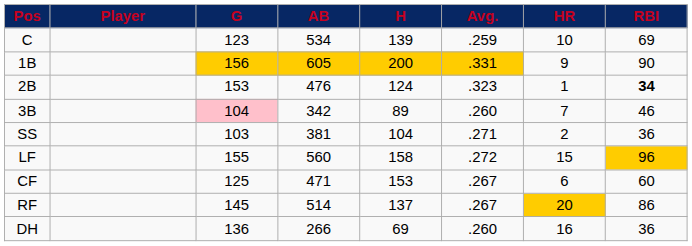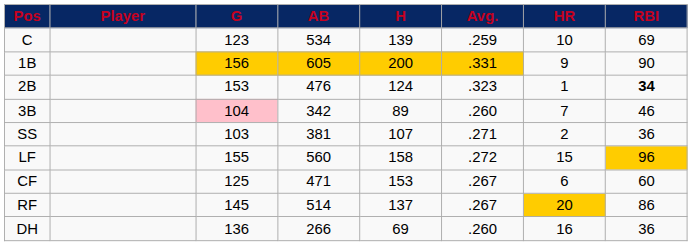(401, 134) 104 -> (401, 134) 107
